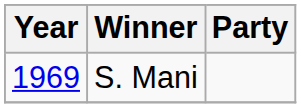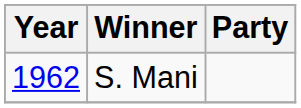(46, 77) 1969 -> (46, 77) 1962
